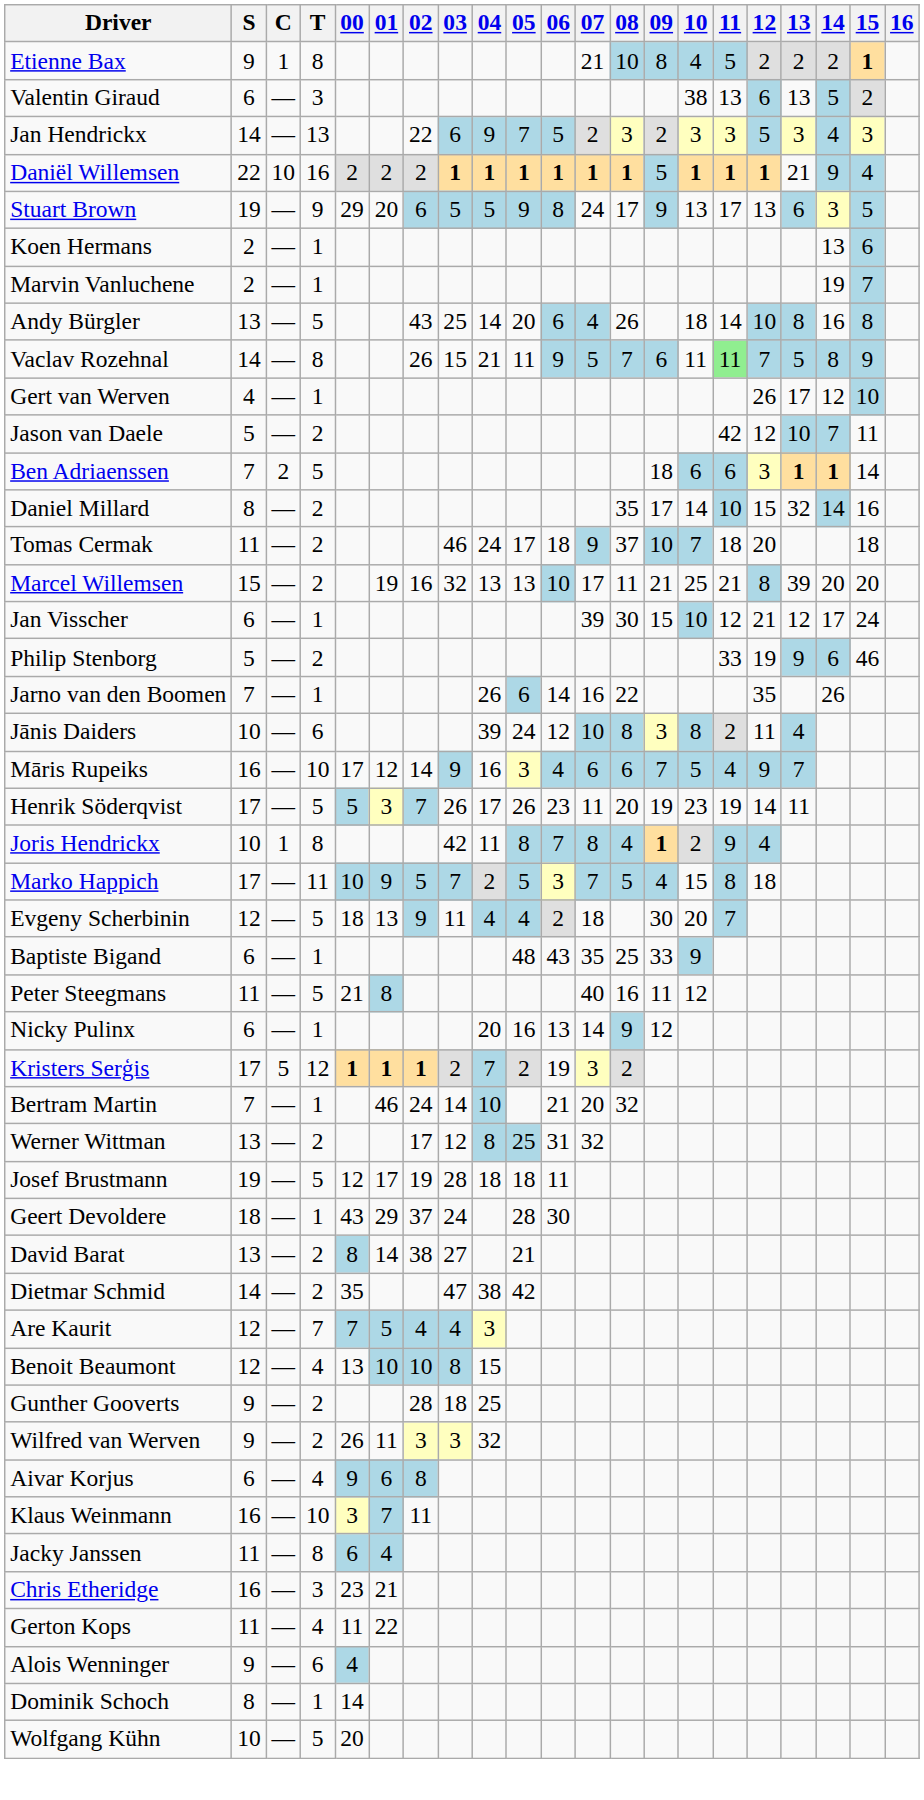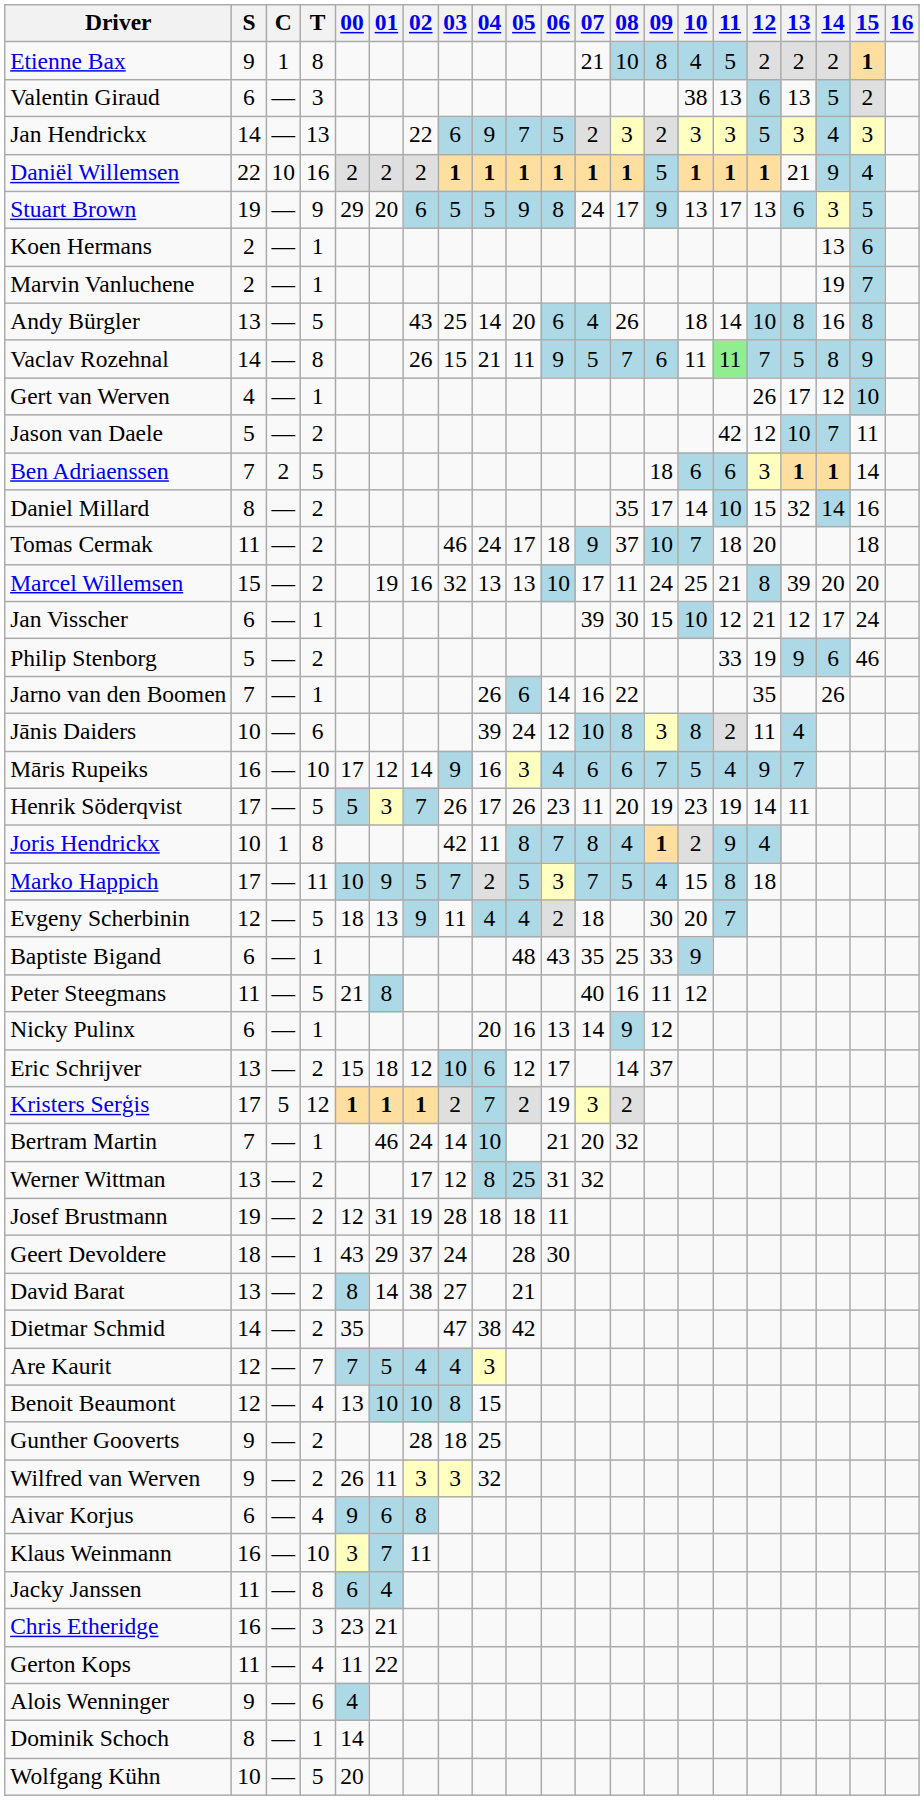(661, 582) 21 -> (661, 582) 24
+ row: (76, 1067)
(318, 1179) 5 -> (318, 1216) 2
(386, 1179) 17 -> (386, 1216) 31
